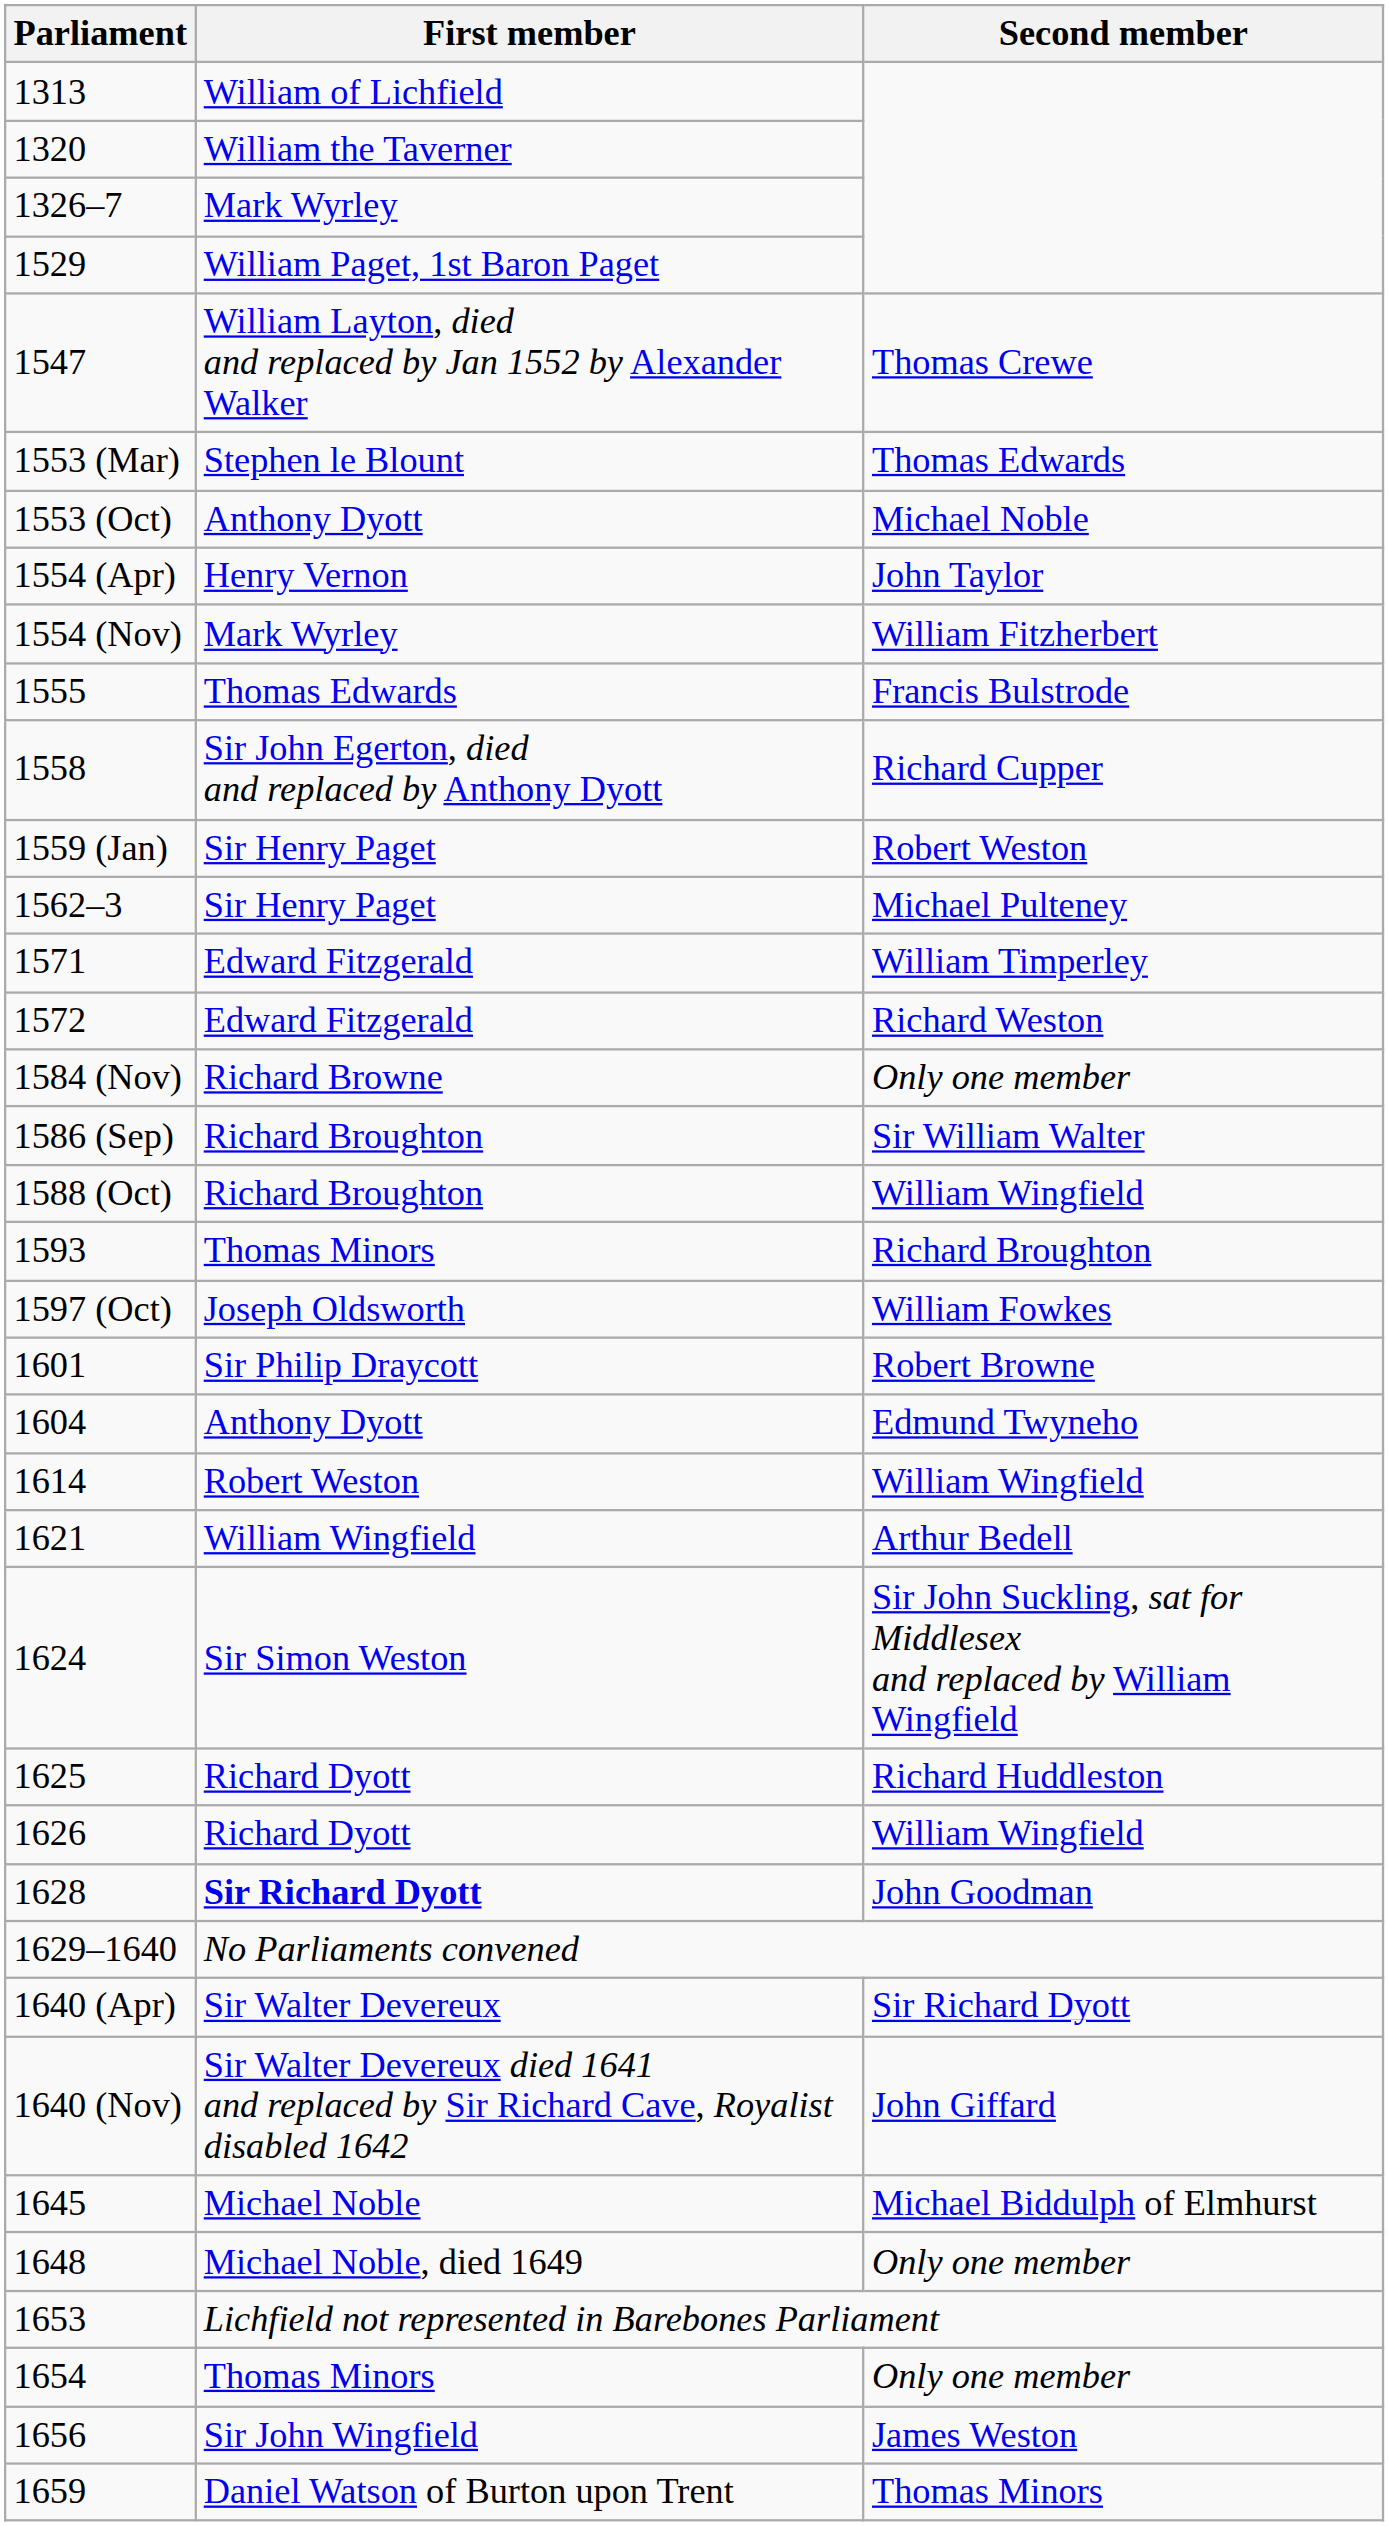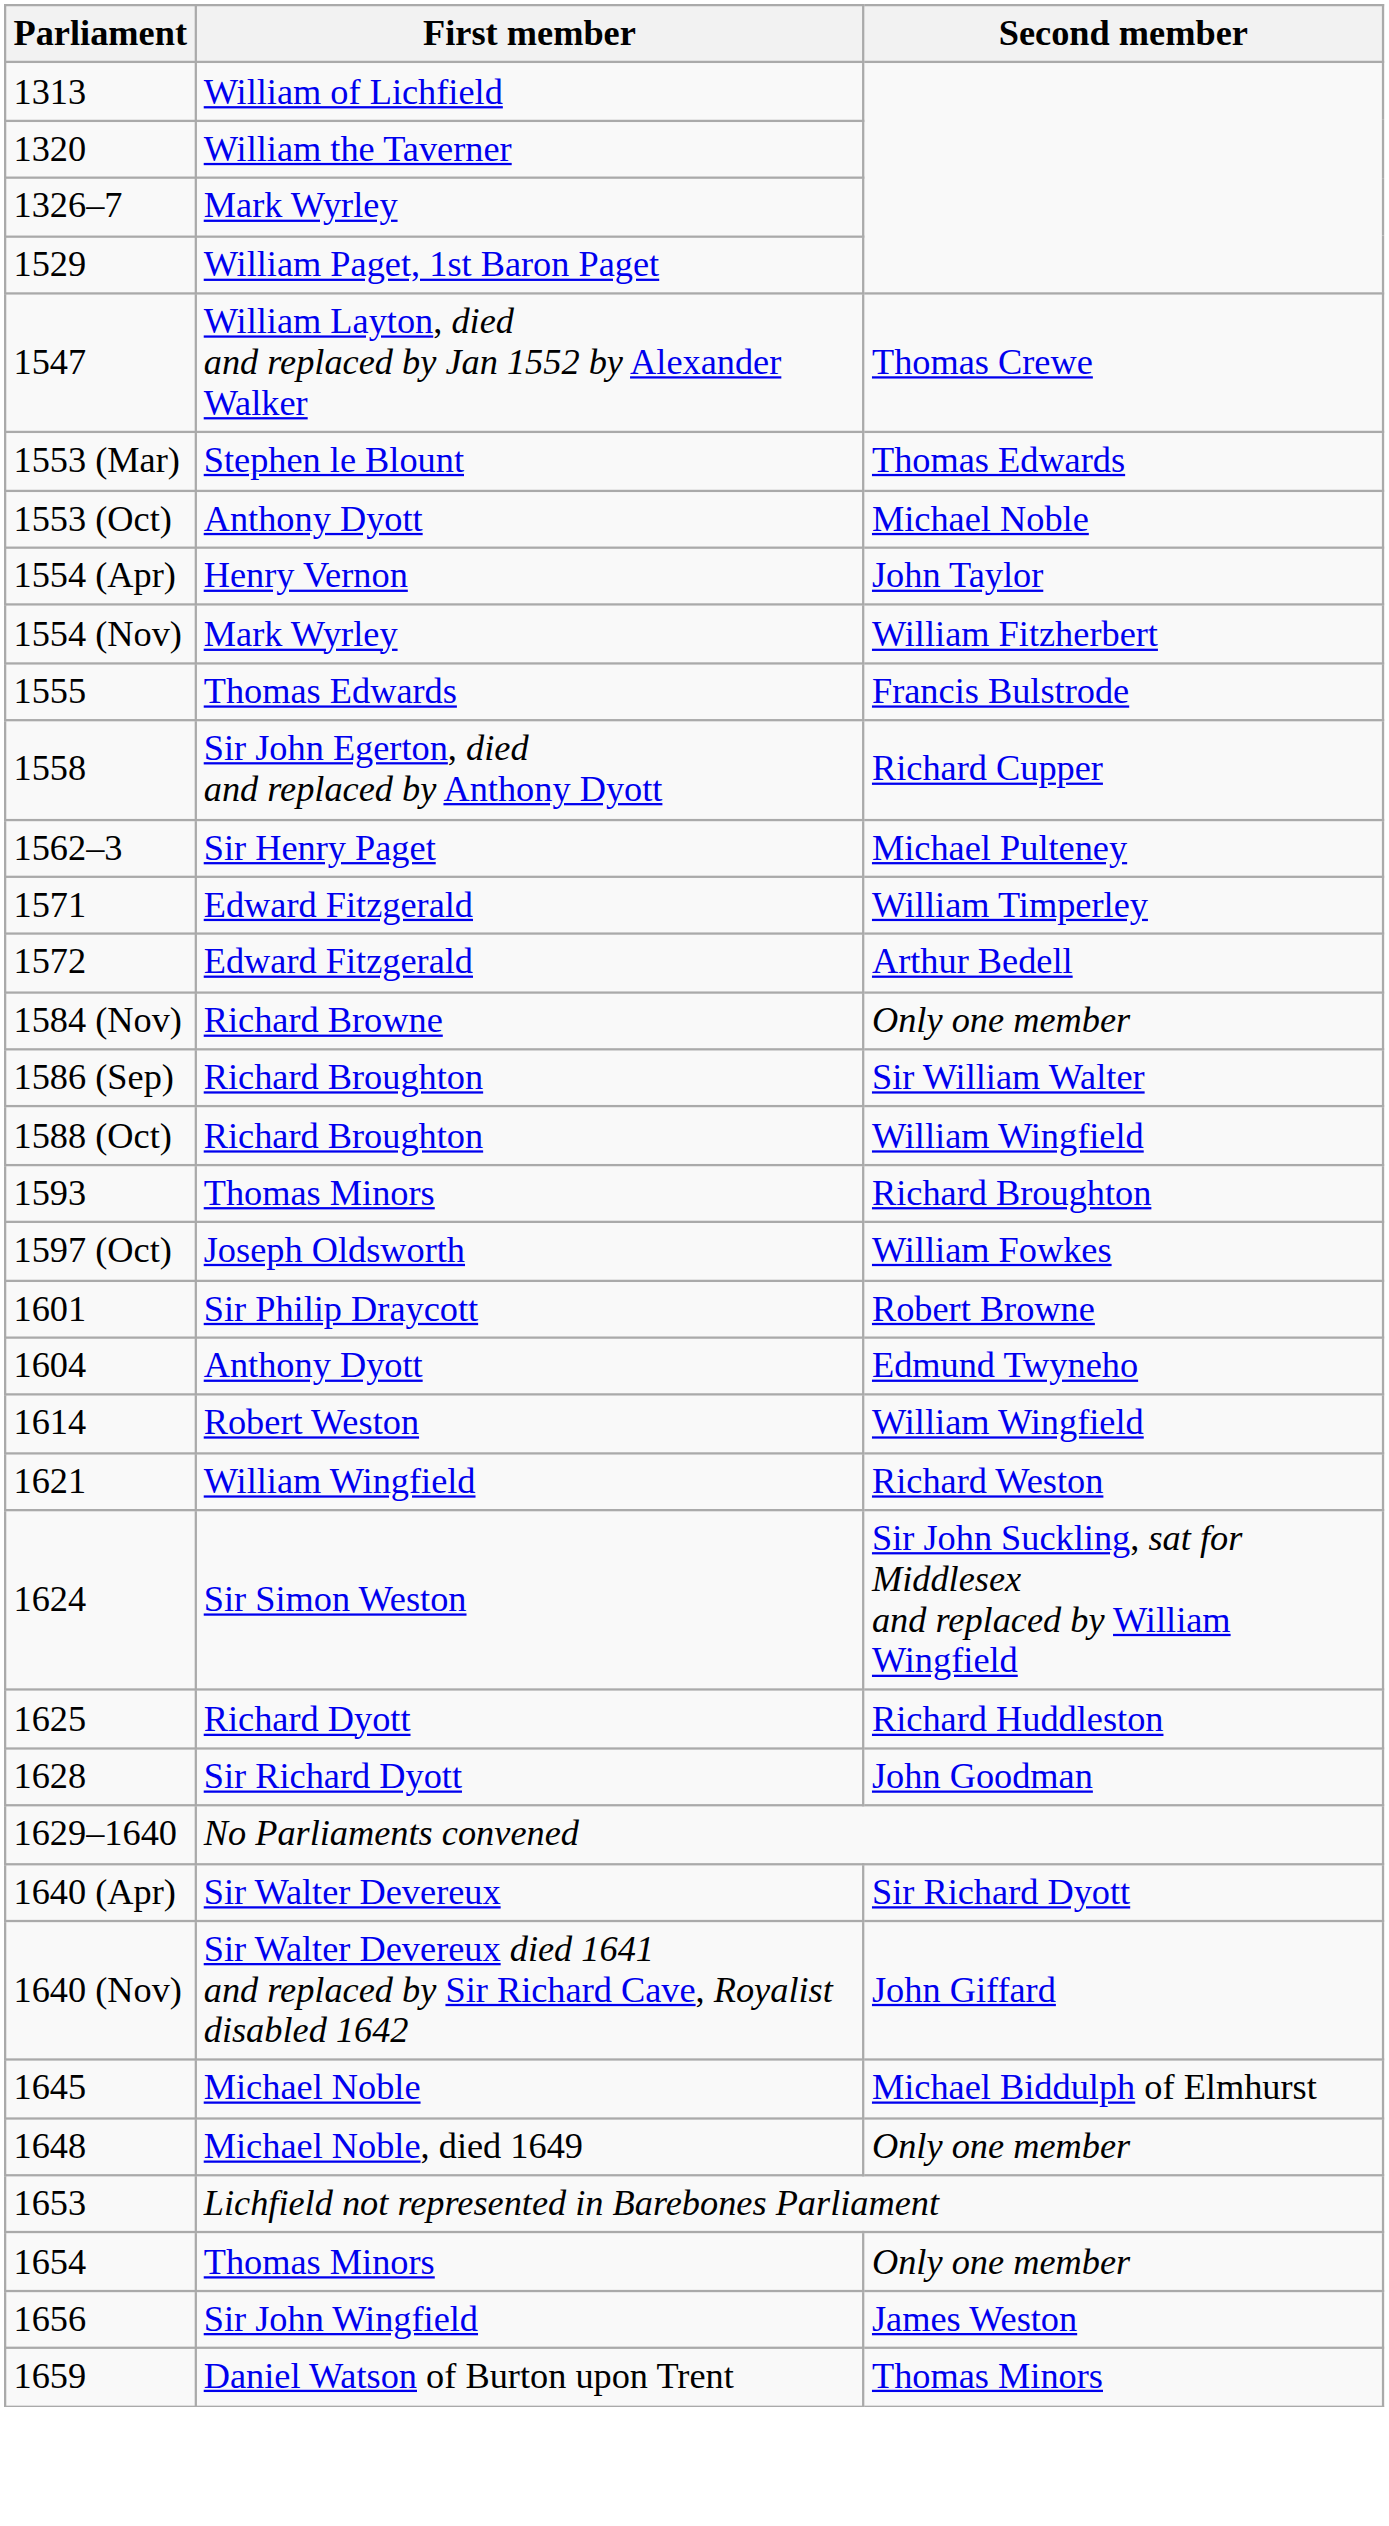- row: (91, 847)
(988, 1019) Richard Weston -> (972, 962) Arthur Bedell
(972, 1538) Arthur Bedell -> (988, 1480) Richard Weston
- row: (50, 1833)
(343, 1891) bold -> (333, 1776) normal
